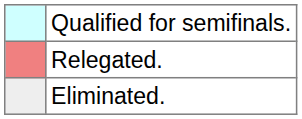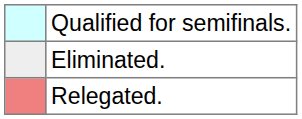rows swapped: (108, 96) <-> (107, 59)
